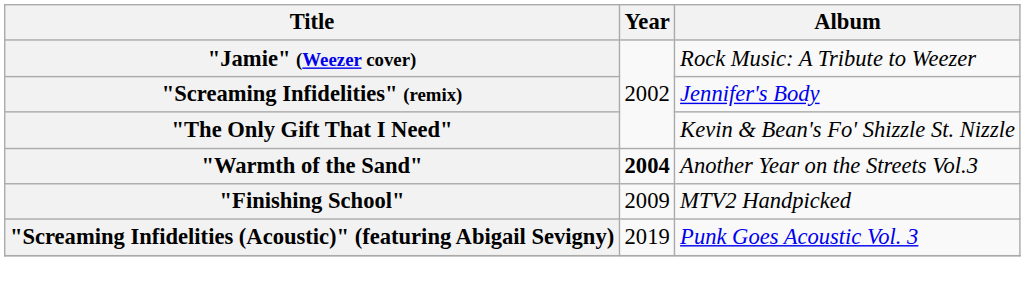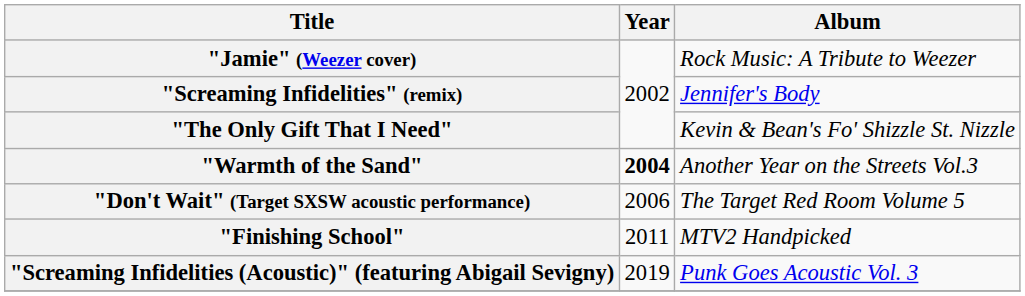+ row: (312, 201)
(647, 201) 2009 -> (647, 237) 2011
